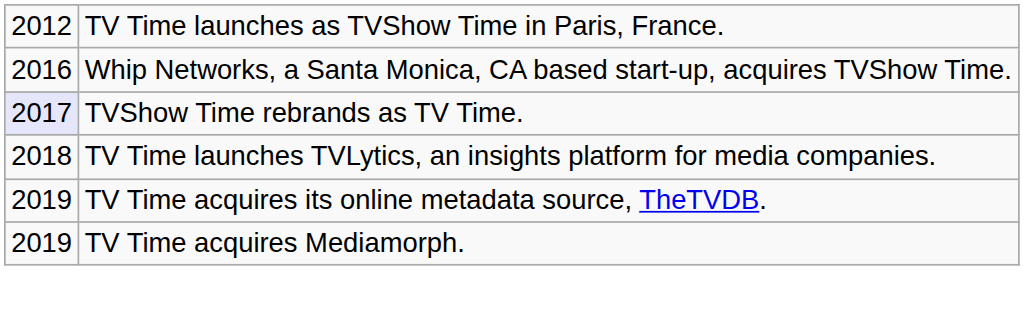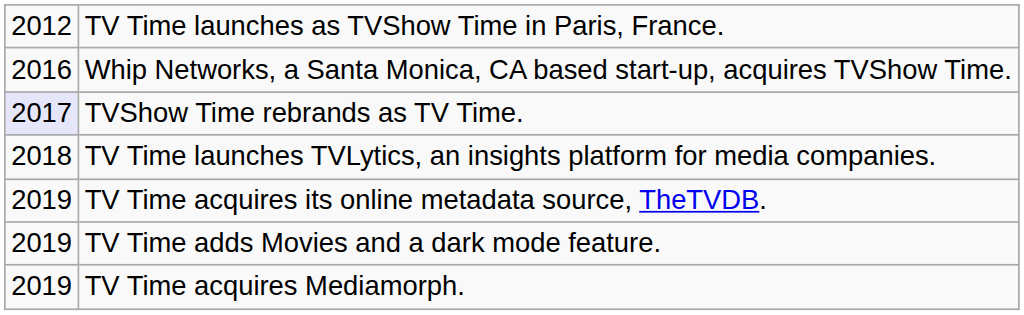+ row: (373, 243)
